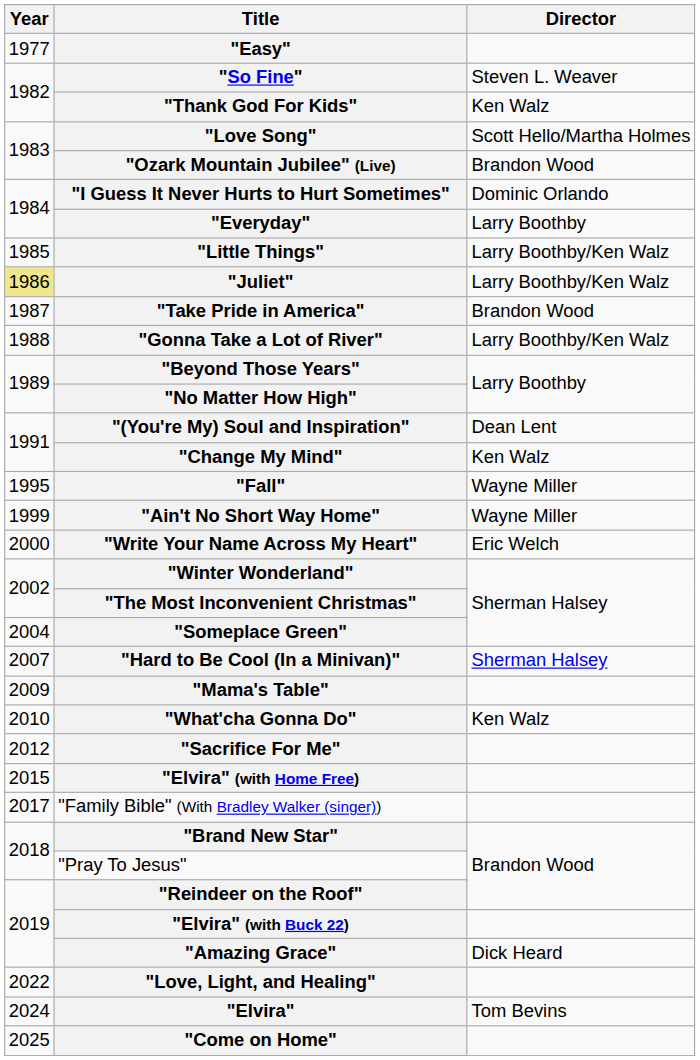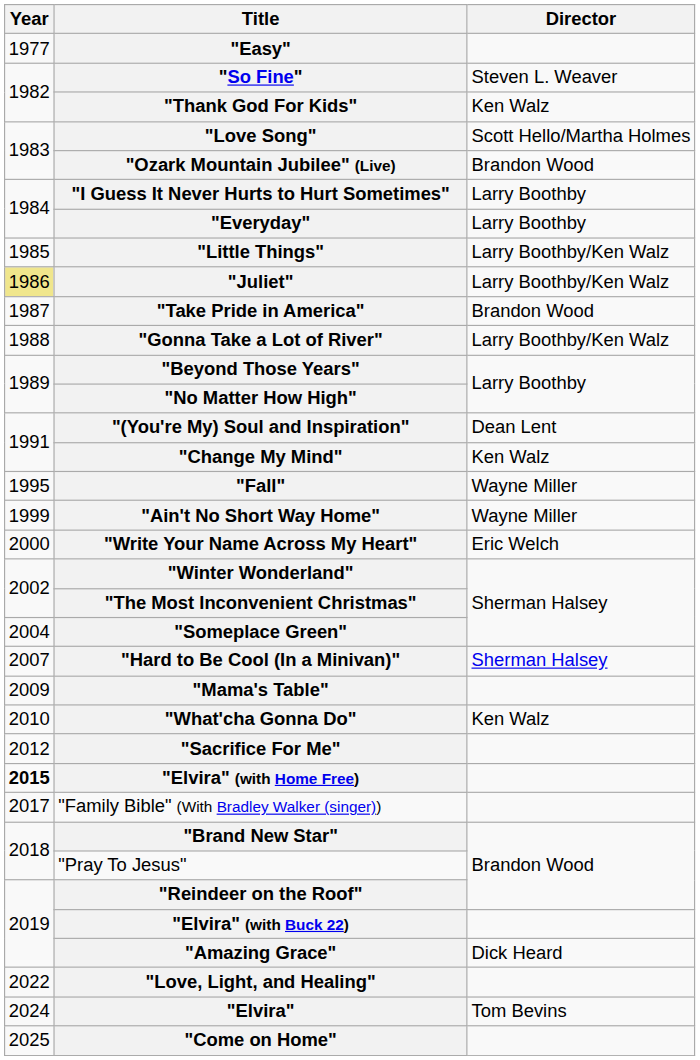(540, 194) Dominic Orlando -> (529, 194) Larry Boothby
(29, 777) normal -> (29, 777) bold
